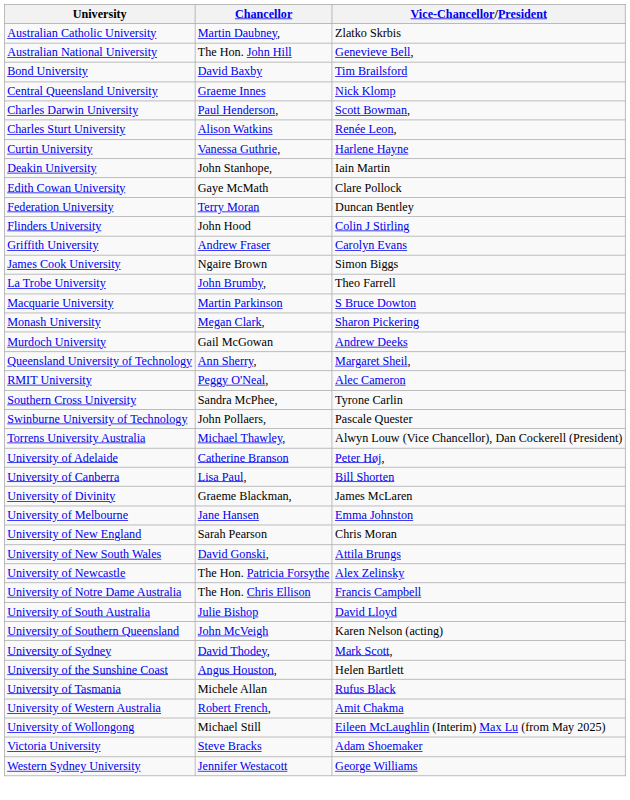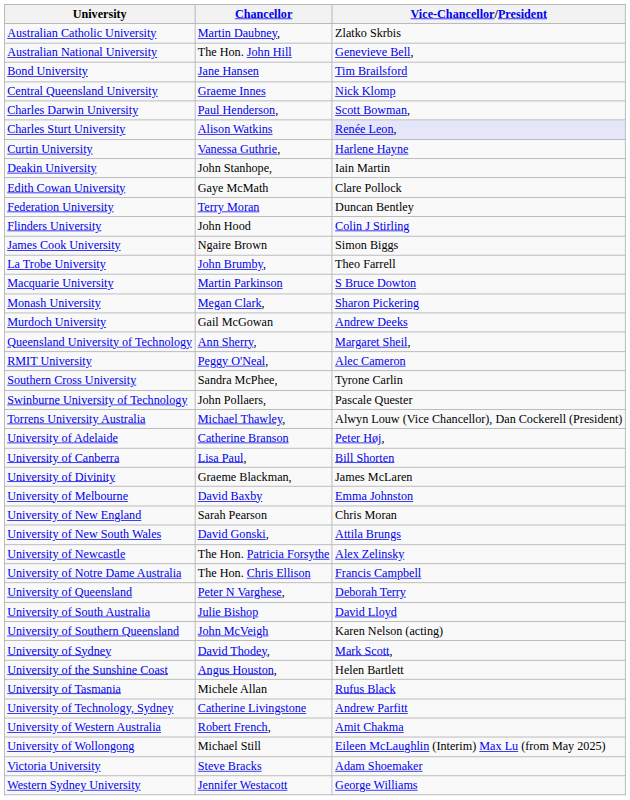(230, 71) David Baxby -> (228, 71) Jane Hansen
(366, 129) no background -> (366, 129) lavender background
- row: (53, 245)
(228, 515) Jane Hansen -> (230, 496) David Baxby
+ row: (70, 592)
+ row: (90, 708)
